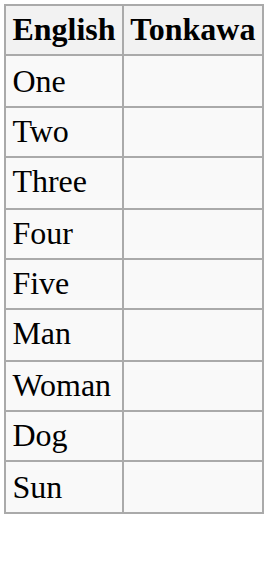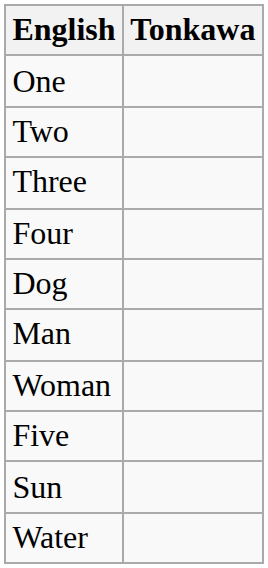rows swapped: (41, 283) <-> (40, 435)
+ row: (50, 537)
